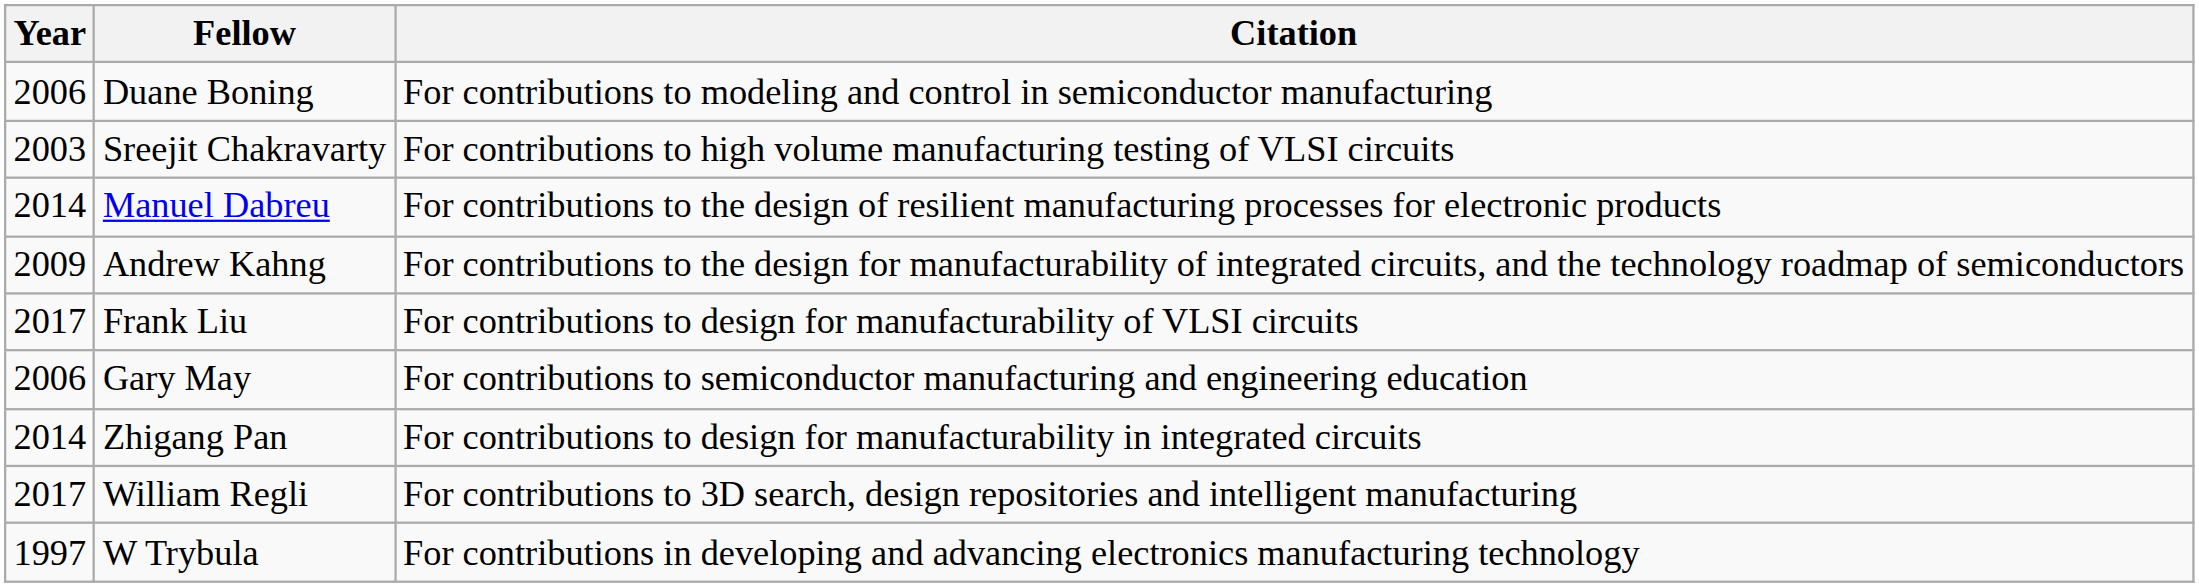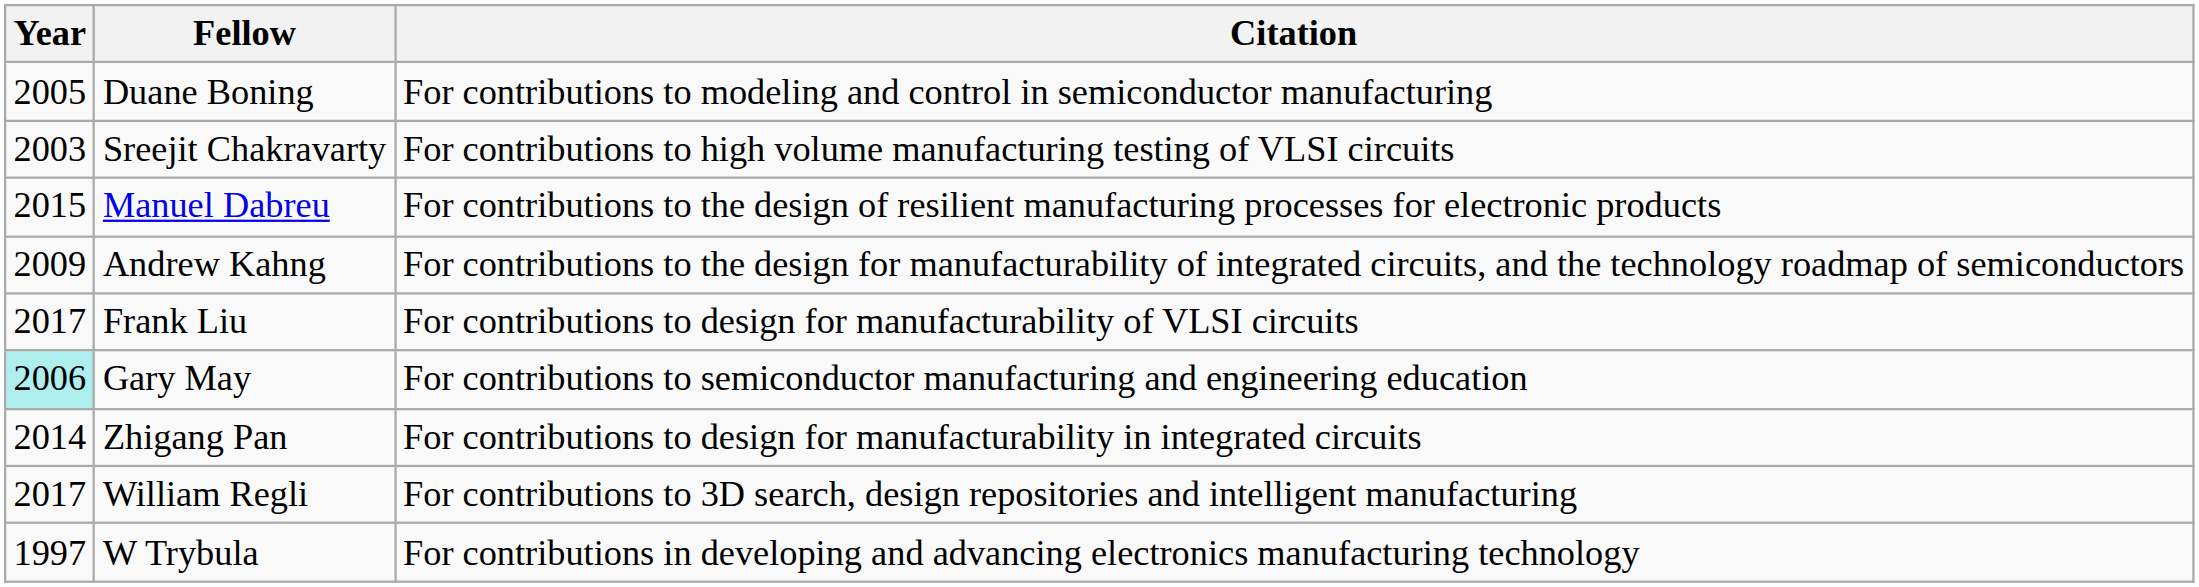(50, 90) 2006 -> (50, 90) 2005
(50, 206) 2014 -> (50, 206) 2015
(50, 378) no background -> (50, 378) paleturquoise background
